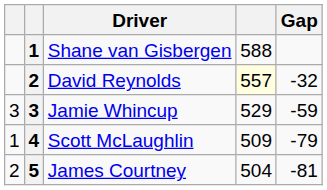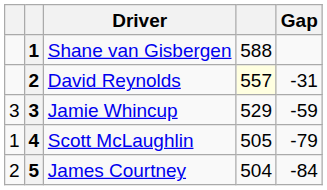(304, 80) -32 -> (304, 80) -31
(256, 140) 509 -> (256, 140) 505
(304, 170) -81 -> (304, 170) -84
